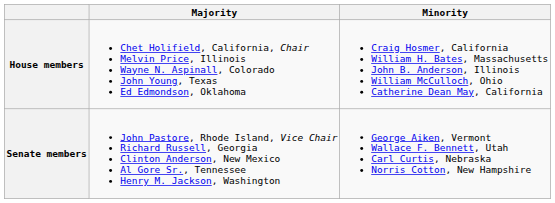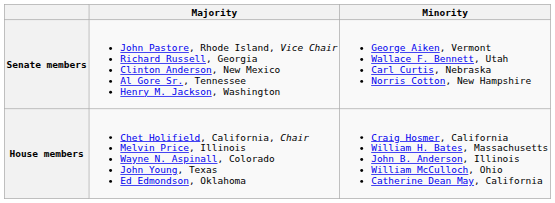rows swapped: (47, 154) <-> (47, 64)
